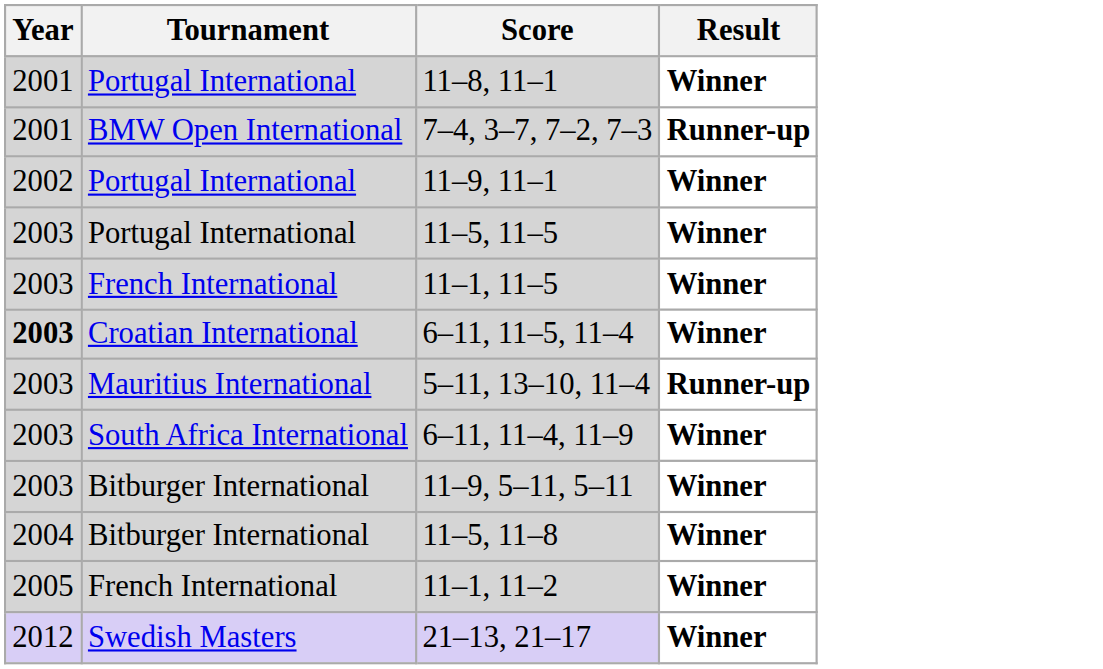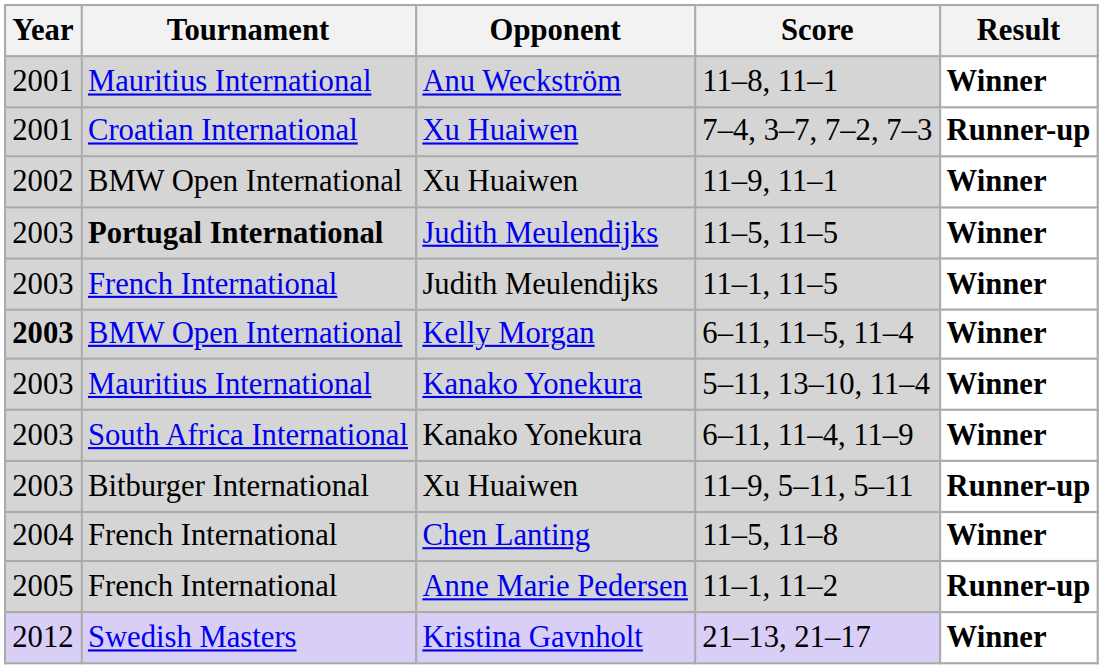+ column: (555, 30)
(222, 80) Portugal International -> (230, 80) Mauritius International
(245, 131) BMW Open International -> (223, 131) Croatian International
(222, 181) Portugal International -> (245, 181) BMW Open International
(222, 232) normal -> (236, 232) bold
(223, 333) Croatian International -> (245, 333) BMW Open International
(739, 384) Runner-up -> (997, 384) Winner
(717, 485) Winner -> (1018, 485) Runner-up
(229, 536) Bitburger International -> (213, 536) French International
(717, 586) Winner -> (1018, 586) Runner-up
